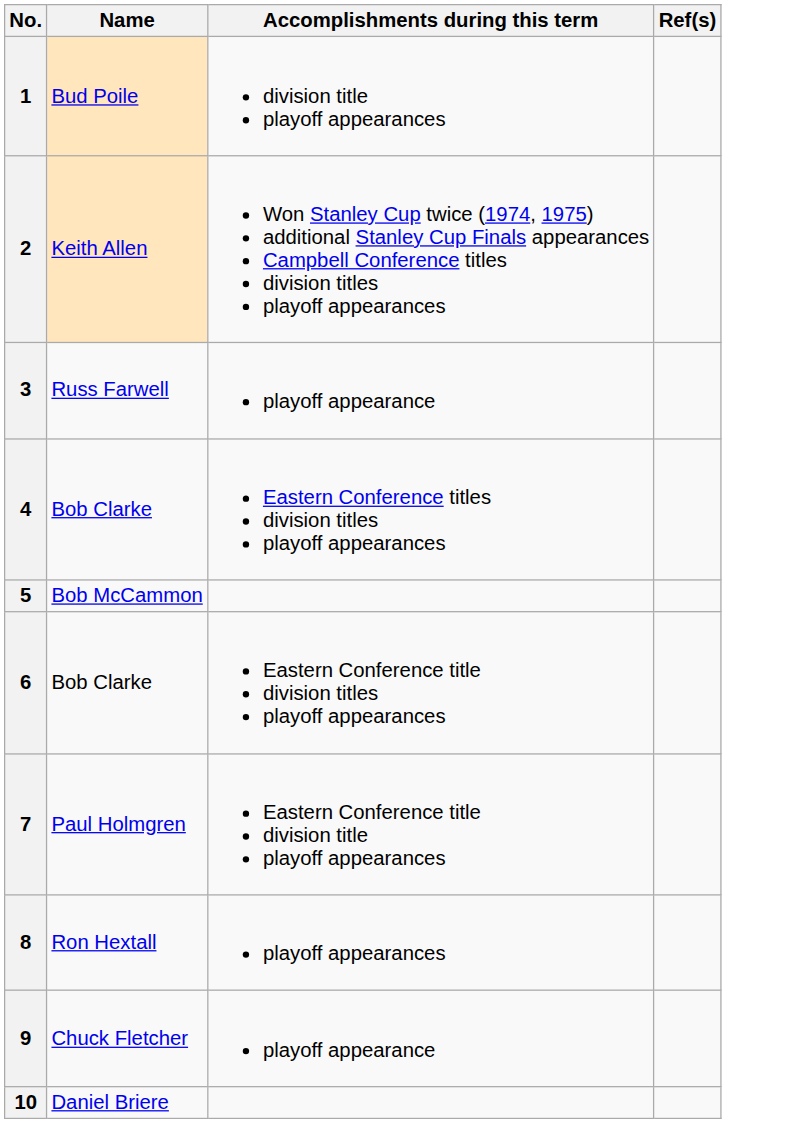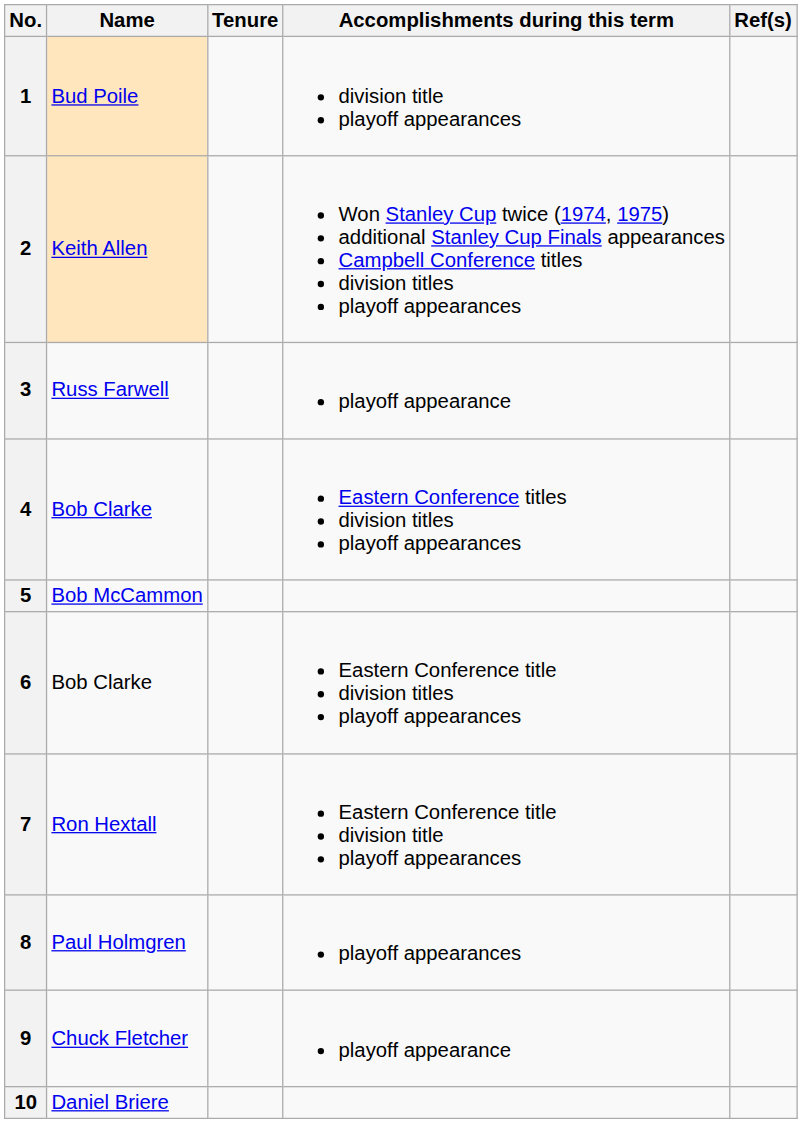+ column: (245, 20)
(119, 824) Paul Holmgren -> (104, 824) Ron Hextall
(104, 942) Ron Hextall -> (119, 942) Paul Holmgren
